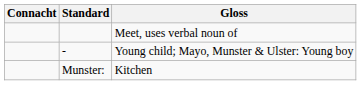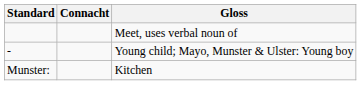columns swapped: (32, 13) <-> (86, 13)
